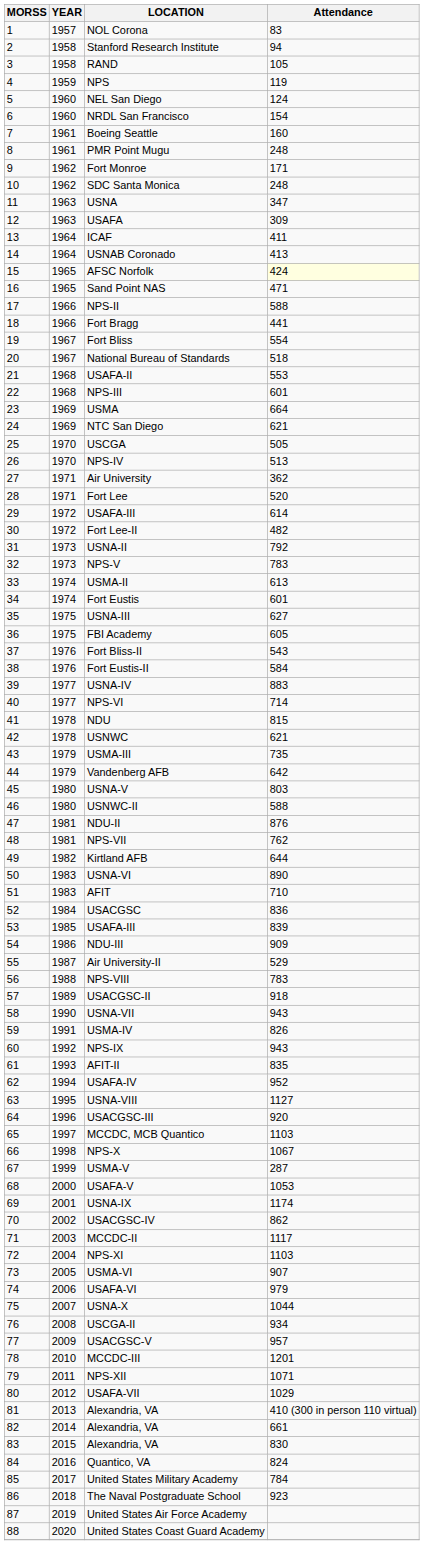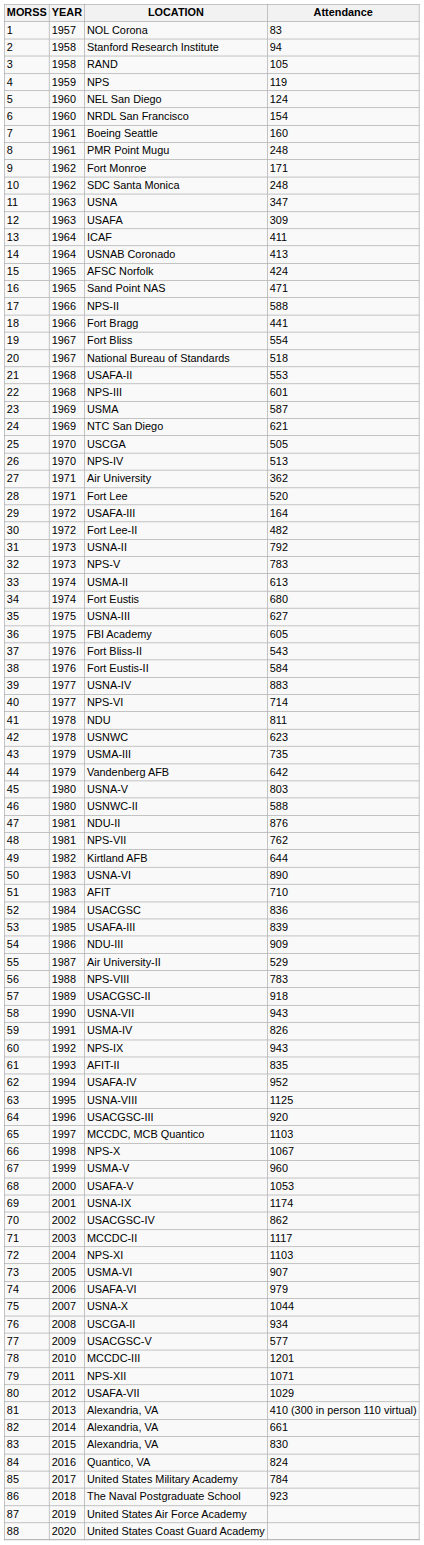(279, 271) lightyellow background -> (279, 271) no background
(279, 409) 664 -> (279, 409) 587
(279, 513) 614 -> (279, 513) 164
(279, 599) 601 -> (279, 599) 680
(279, 720) 815 -> (278, 720) 811
(279, 737) 621 -> (279, 737) 623
(282, 1100) 1127 -> (282, 1100) 1125
(279, 1169) 287 -> (279, 1169) 960
(279, 1341) 957 -> (279, 1341) 577
